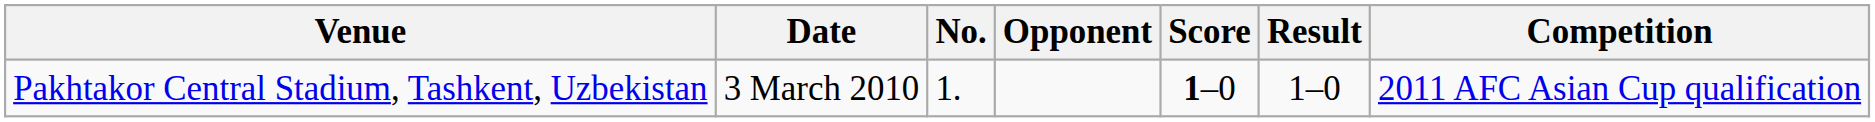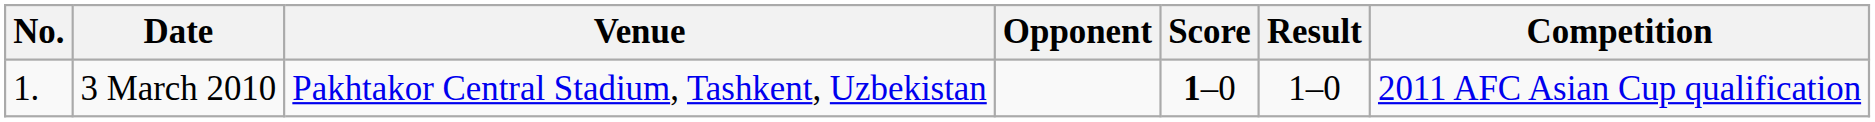columns swapped: (961, 32) <-> (360, 32)
